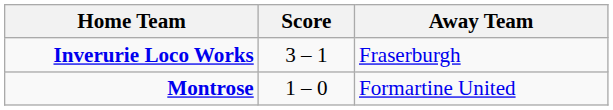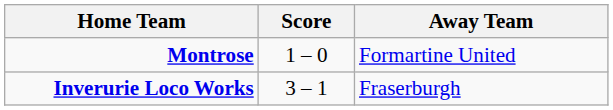rows swapped: (211, 88) <-> (154, 54)
